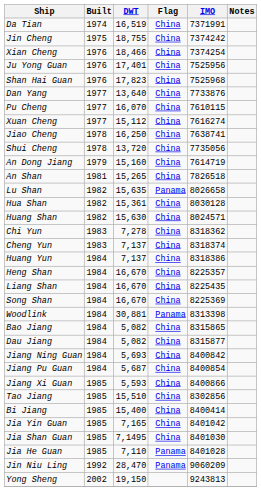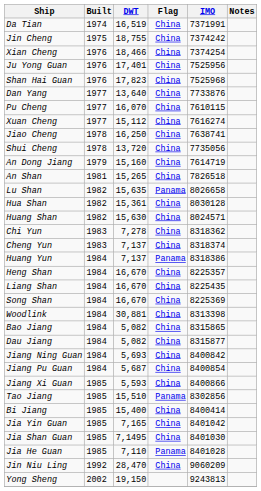(165, 259) China -> (168, 259) Panama
(168, 314) Panama -> (165, 314) China
(165, 397) China -> (168, 397) Panama
(168, 466) Panama -> (165, 466) China
